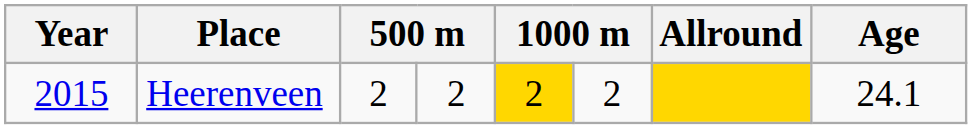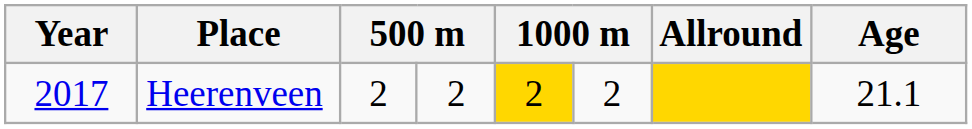(71, 92) 2015 -> (71, 92) 2017
(889, 92) 24.1 -> (889, 92) 21.1
